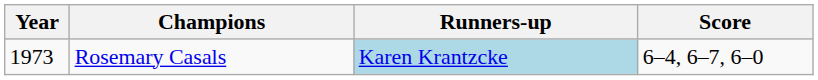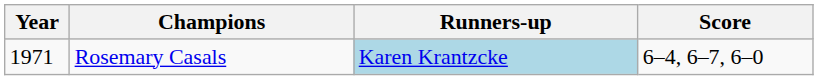(32, 56) 1973 -> (32, 56) 1971
